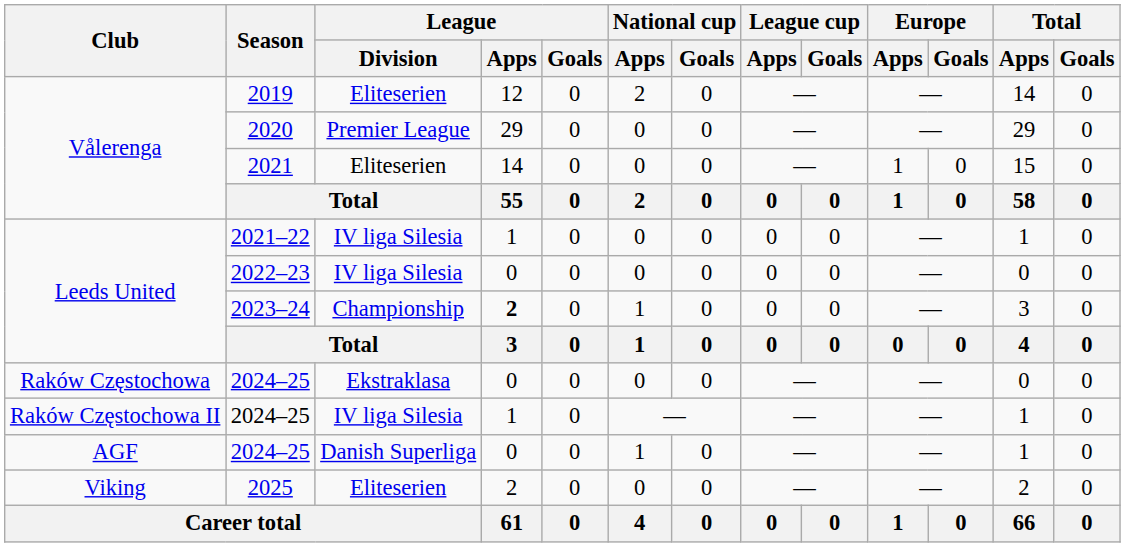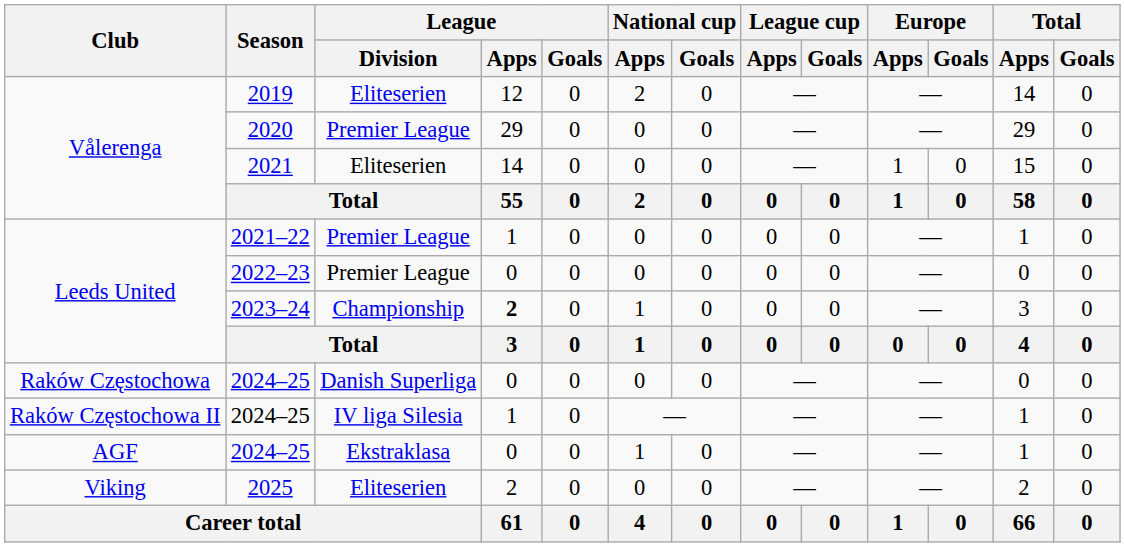(398, 237) IV liga Silesia -> (398, 237) Premier League
(398, 272) IV liga Silesia -> (398, 272) Premier League
(398, 380) Ekstraklasa -> (398, 380) Danish Superliga
(398, 451) Danish Superliga -> (398, 451) Ekstraklasa
